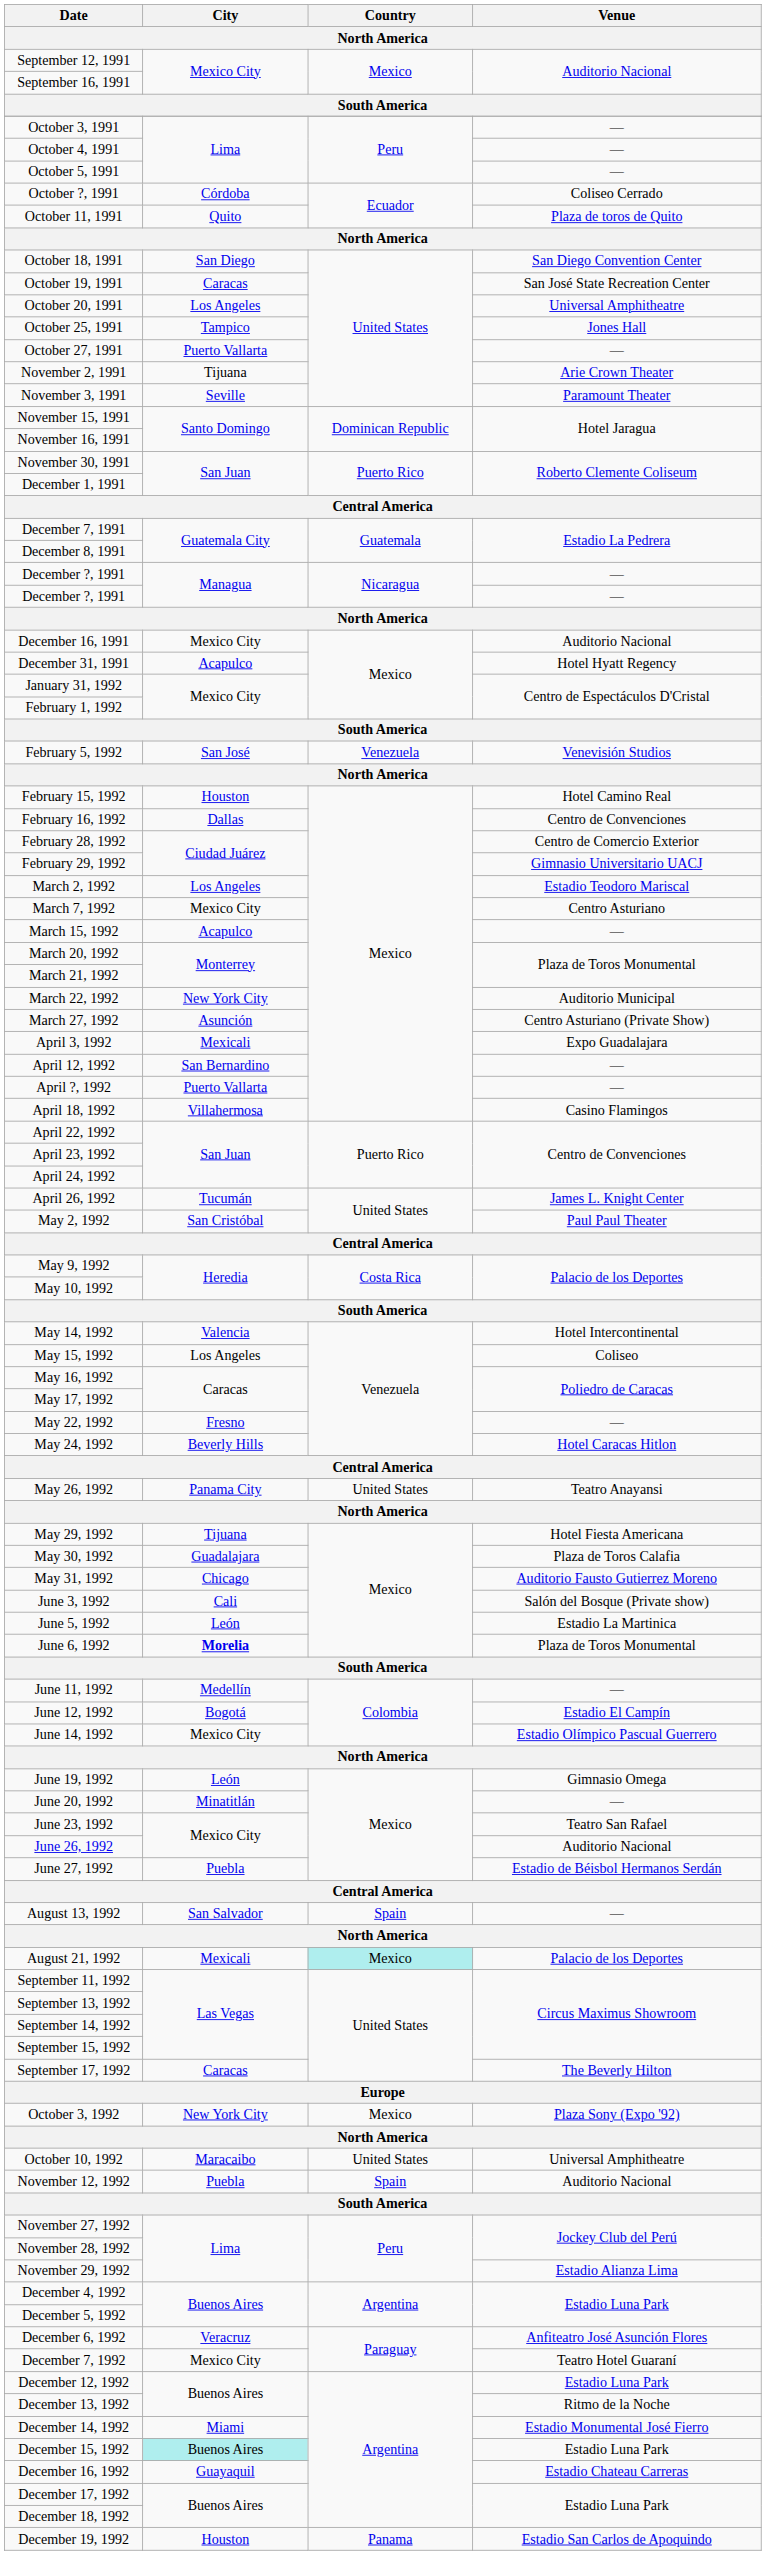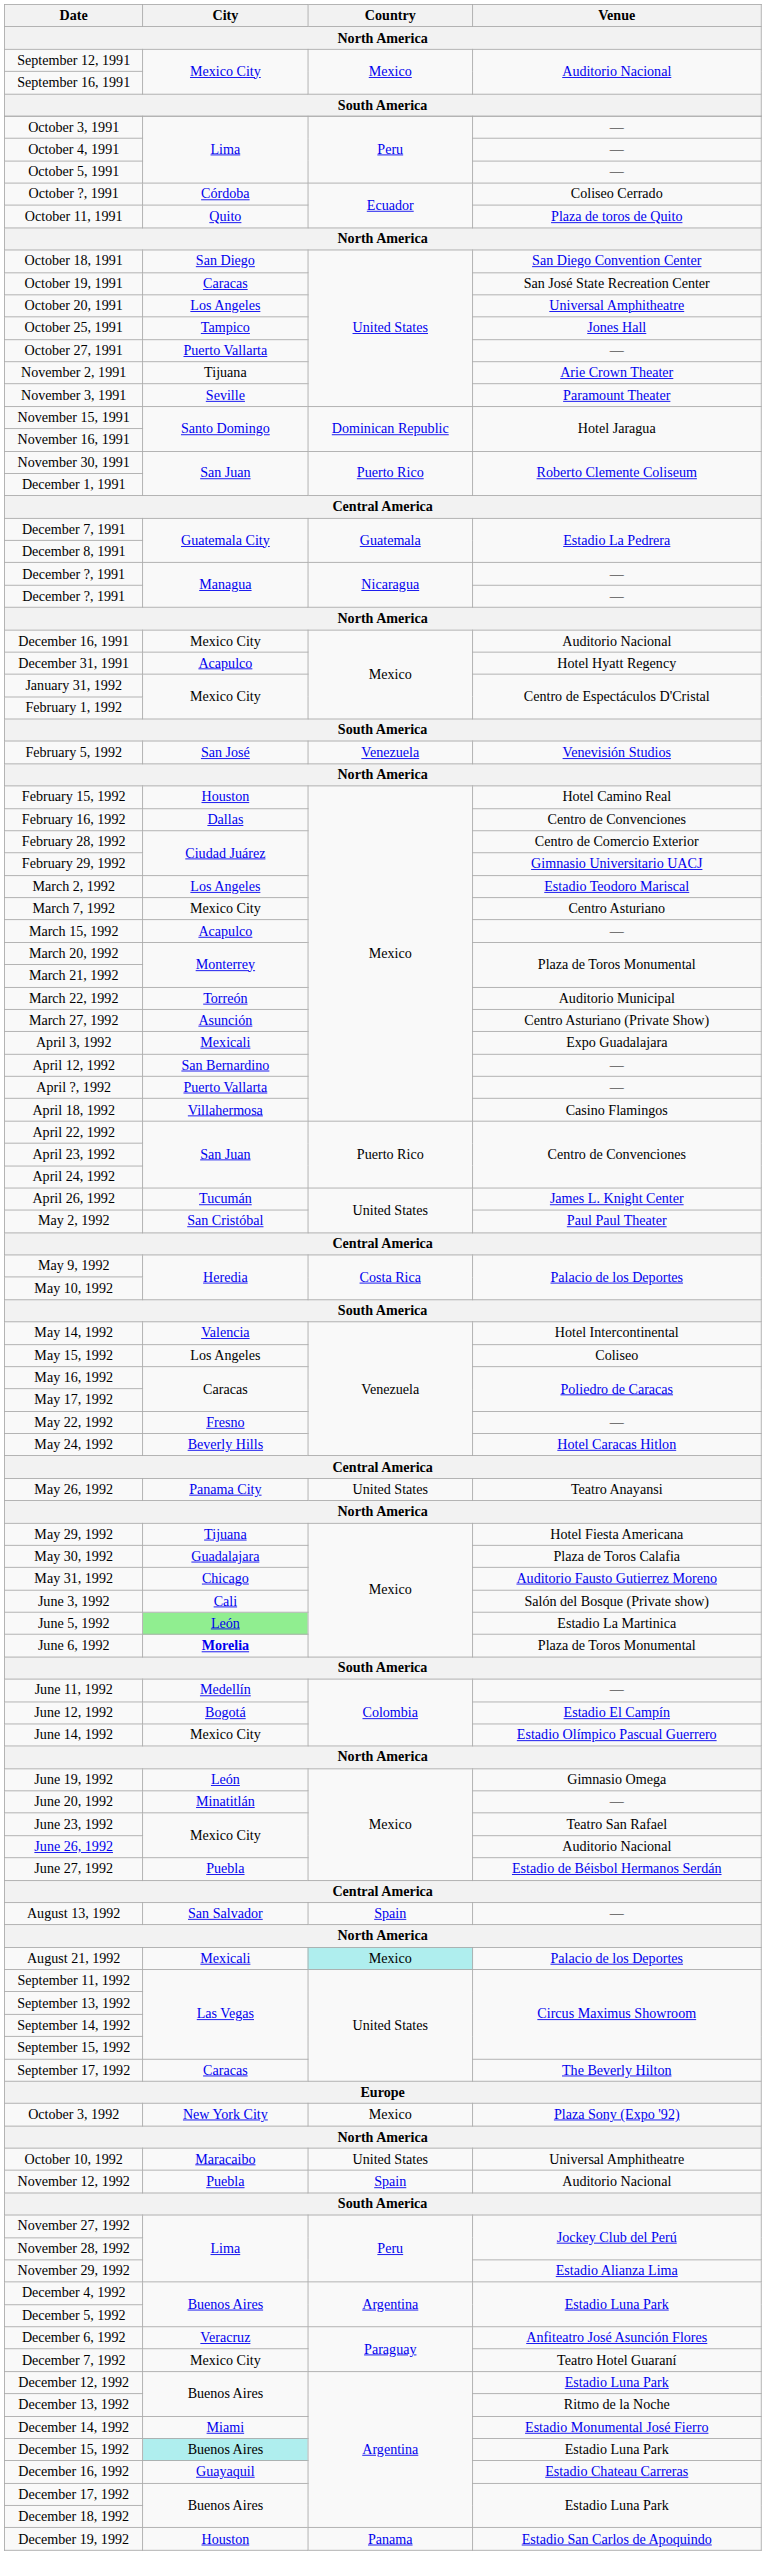(225, 998) New York City -> (225, 998) Torreón
(225, 1623) no background -> (225, 1623) lightgreen background
